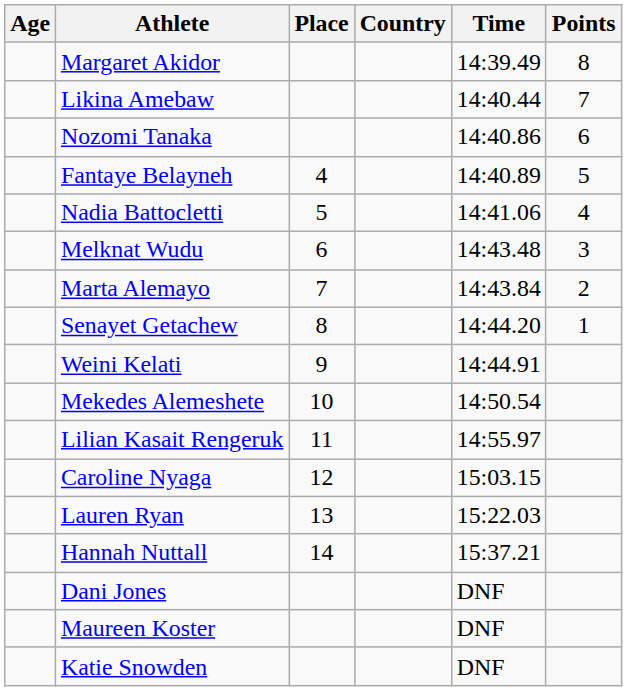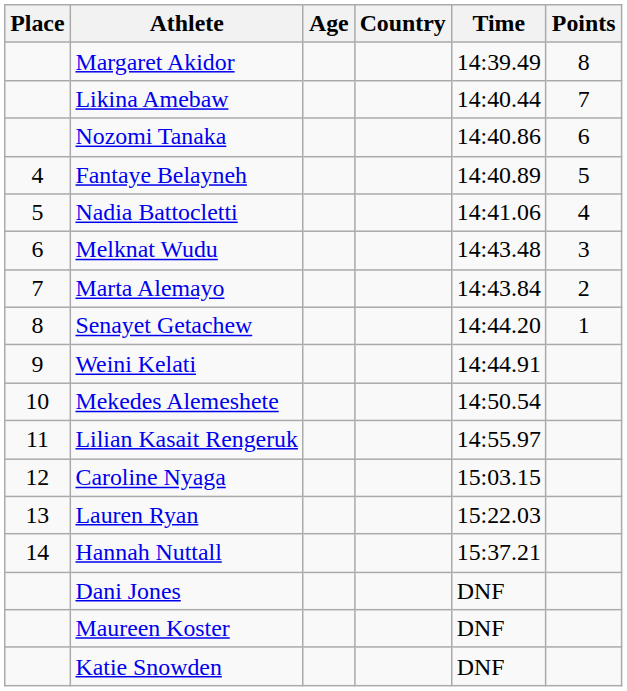columns swapped: (322, 23) <-> (30, 23)
